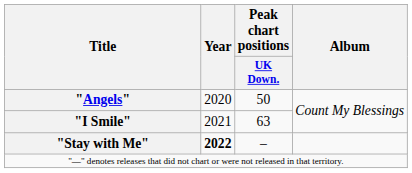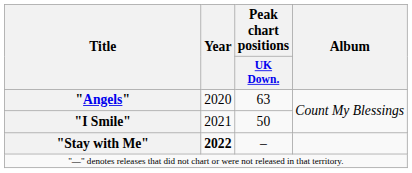(263, 100) 50 -> (263, 100) 63
(263, 121) 63 -> (263, 121) 50
